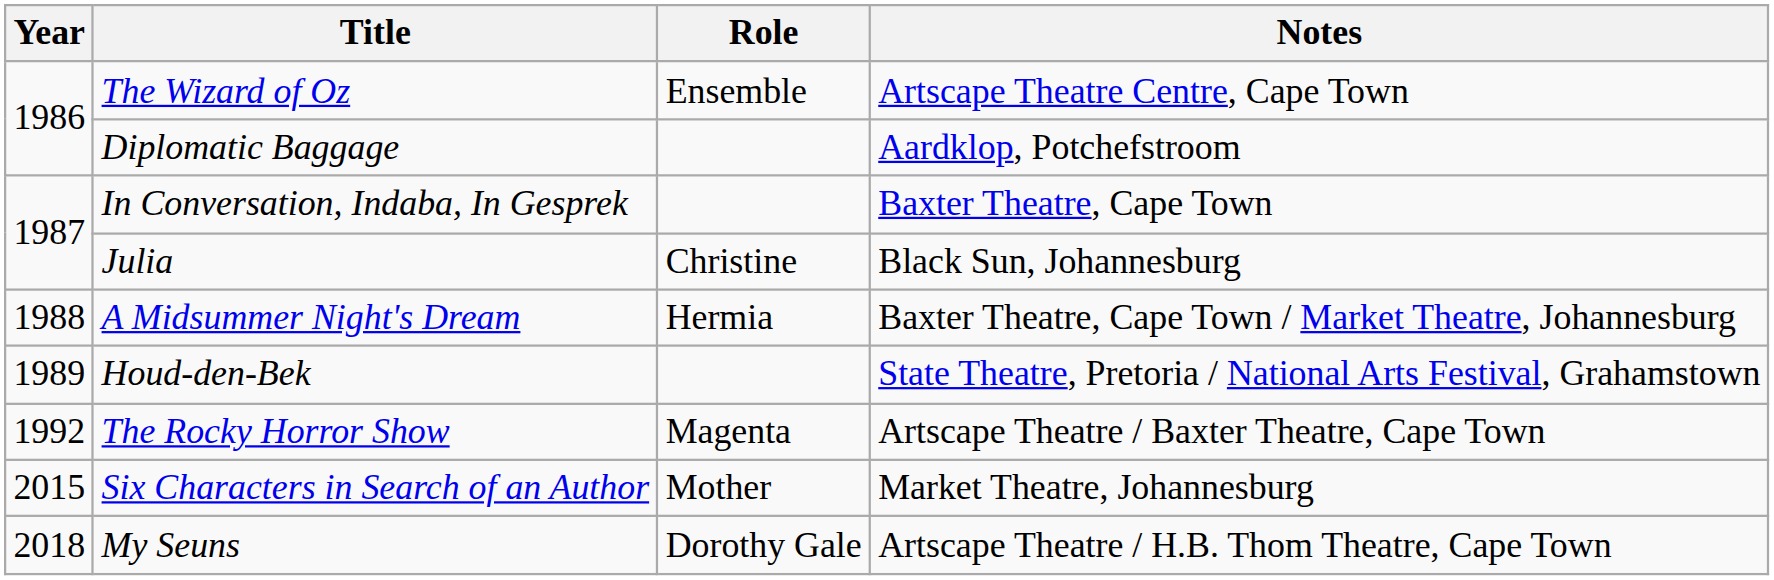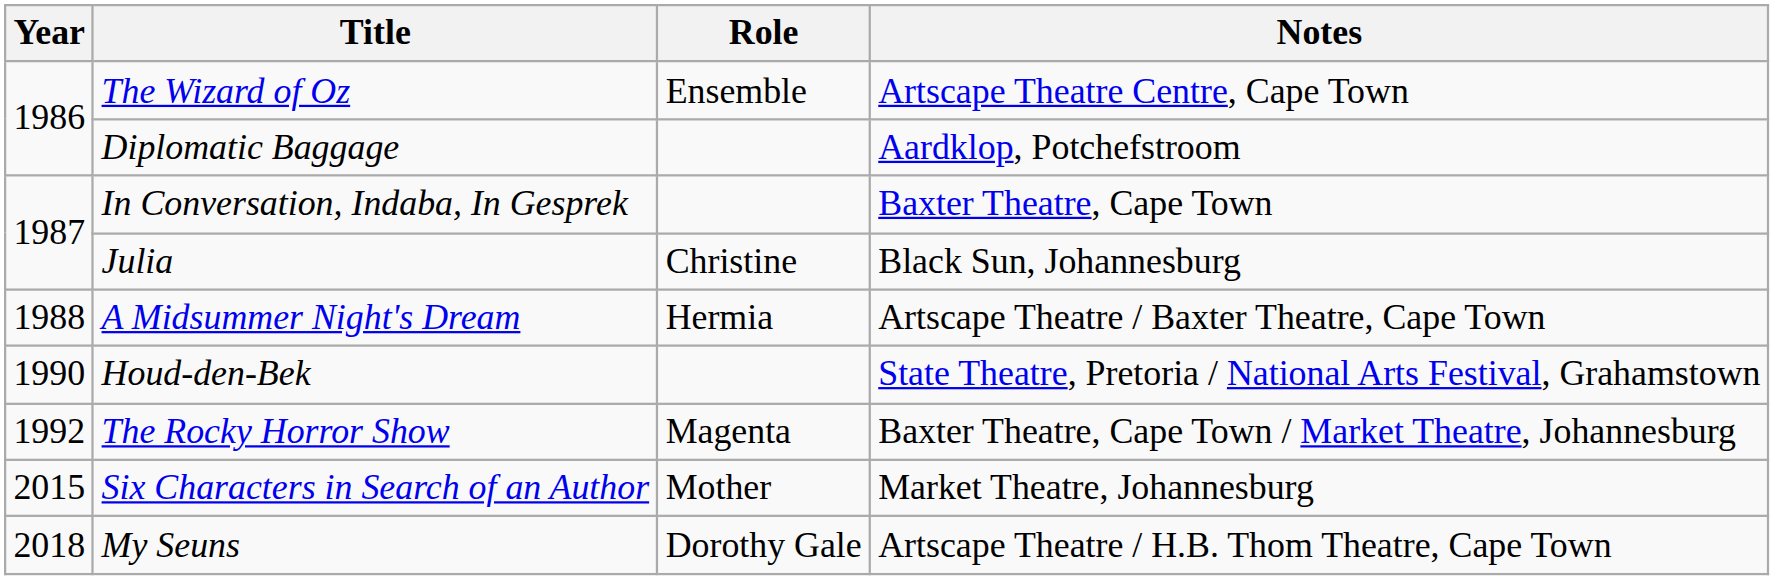(1307, 317) Baxter Theatre, Cape Town / Market Theatre, Johannesburg -> (1212, 317) Artscape Theatre / Baxter Theatre, Cape Town
(49, 373) 1989 -> (49, 373) 1990
(1212, 430) Artscape Theatre / Baxter Theatre, Cape Town -> (1307, 430) Baxter Theatre, Cape Town / Market Theatre, Johannesburg
